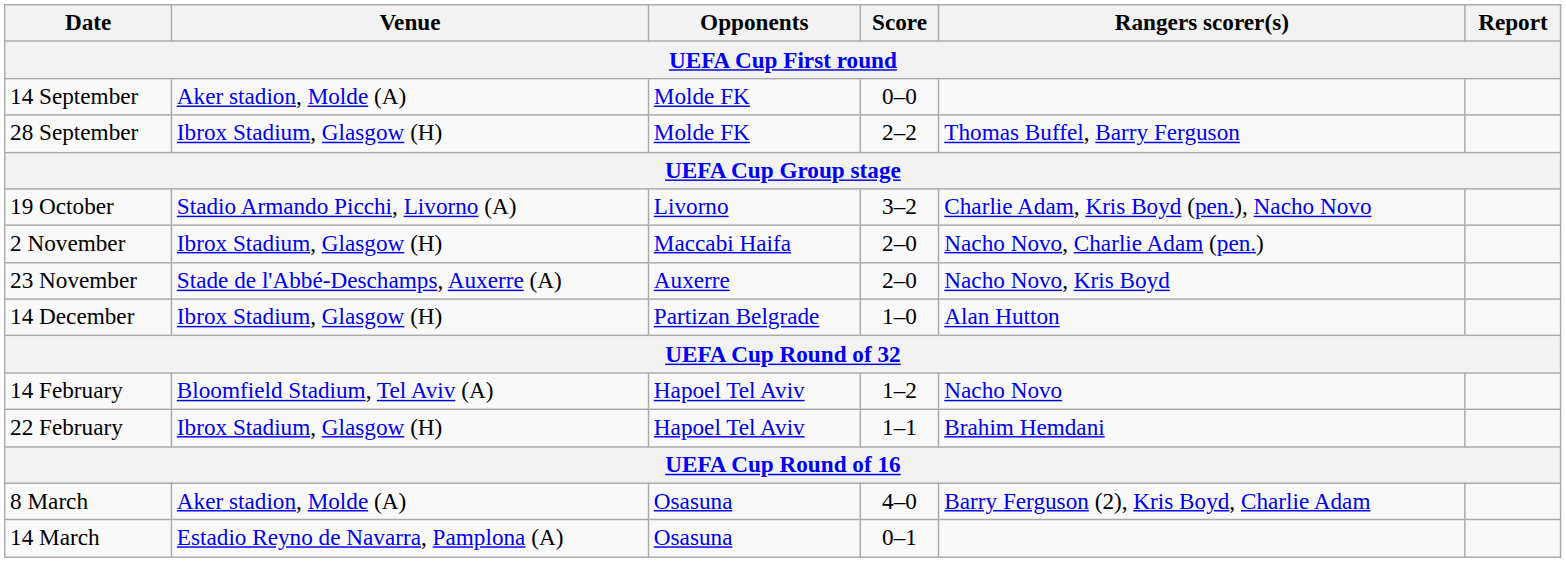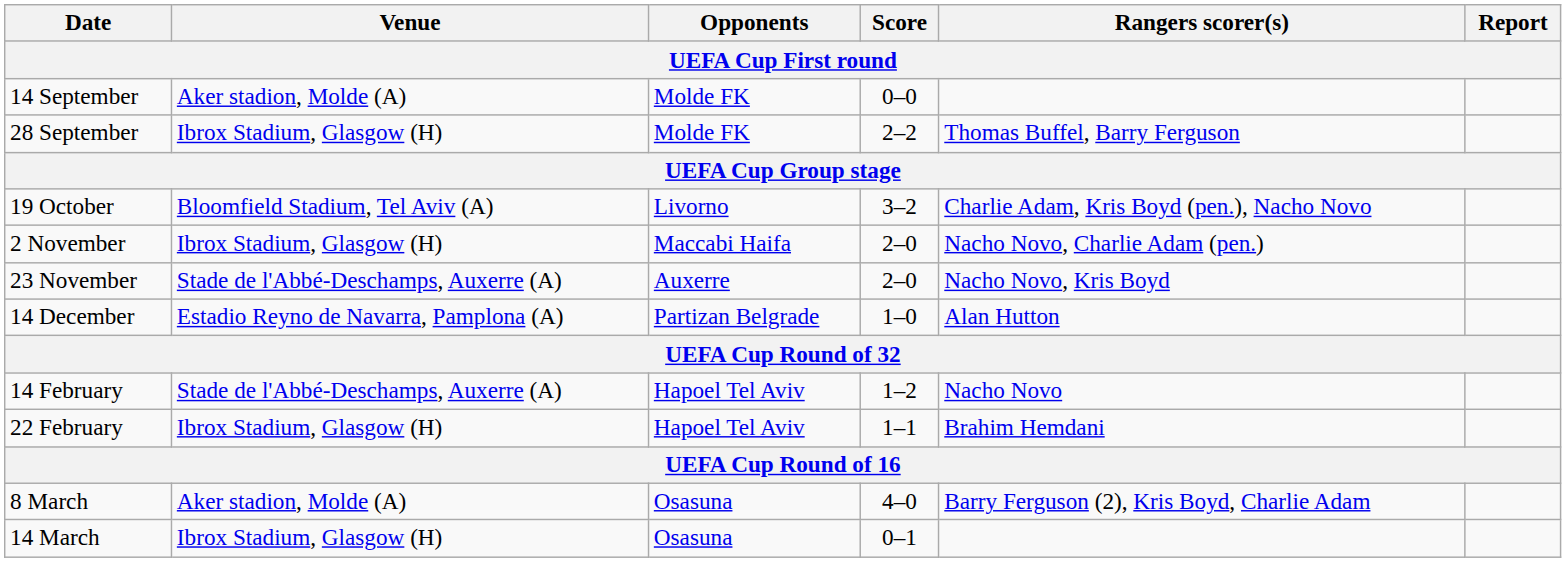(347, 206) Stadio Armando Picchi, Livorno (A) -> (335, 206) Bloomfield Stadium, Tel Aviv (A)
(310, 317) Ibrox Stadium, Glasgow (H) -> (370, 317) Estadio Reyno de Navarra, Pamplona (A)
(335, 390) Bloomfield Stadium, Tel Aviv (A) -> (369, 390) Stade de l'Abbé-Deschamps, Auxerre (A)
(370, 538) Estadio Reyno de Navarra, Pamplona (A) -> (310, 538) Ibrox Stadium, Glasgow (H)
